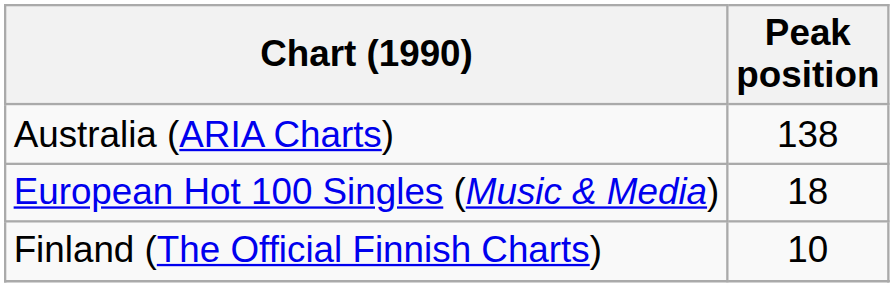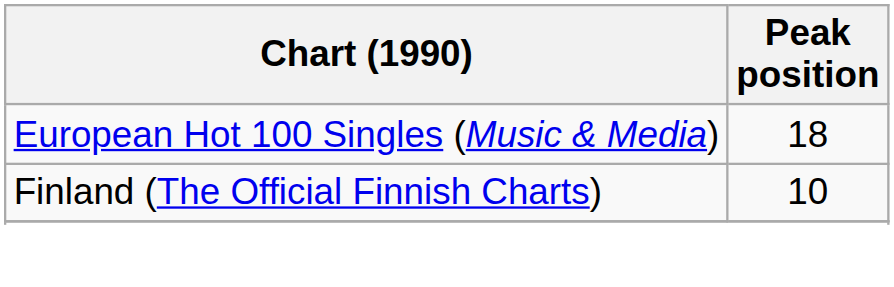- row: (204, 133)
